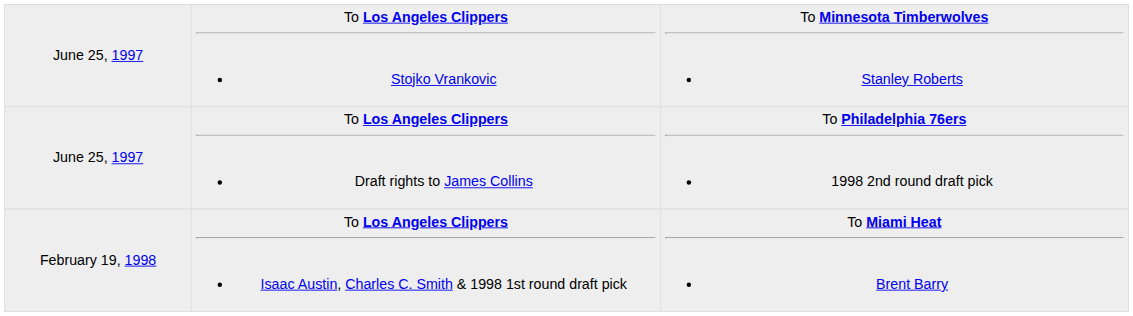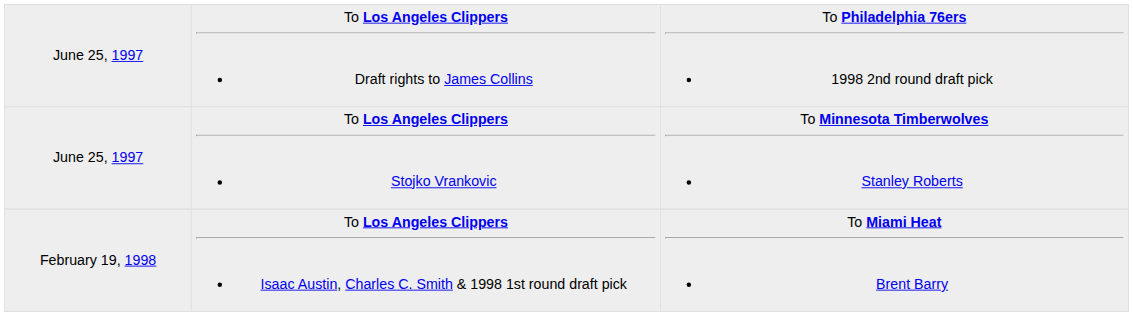rows swapped: (426, 49) <-> (426, 151)
